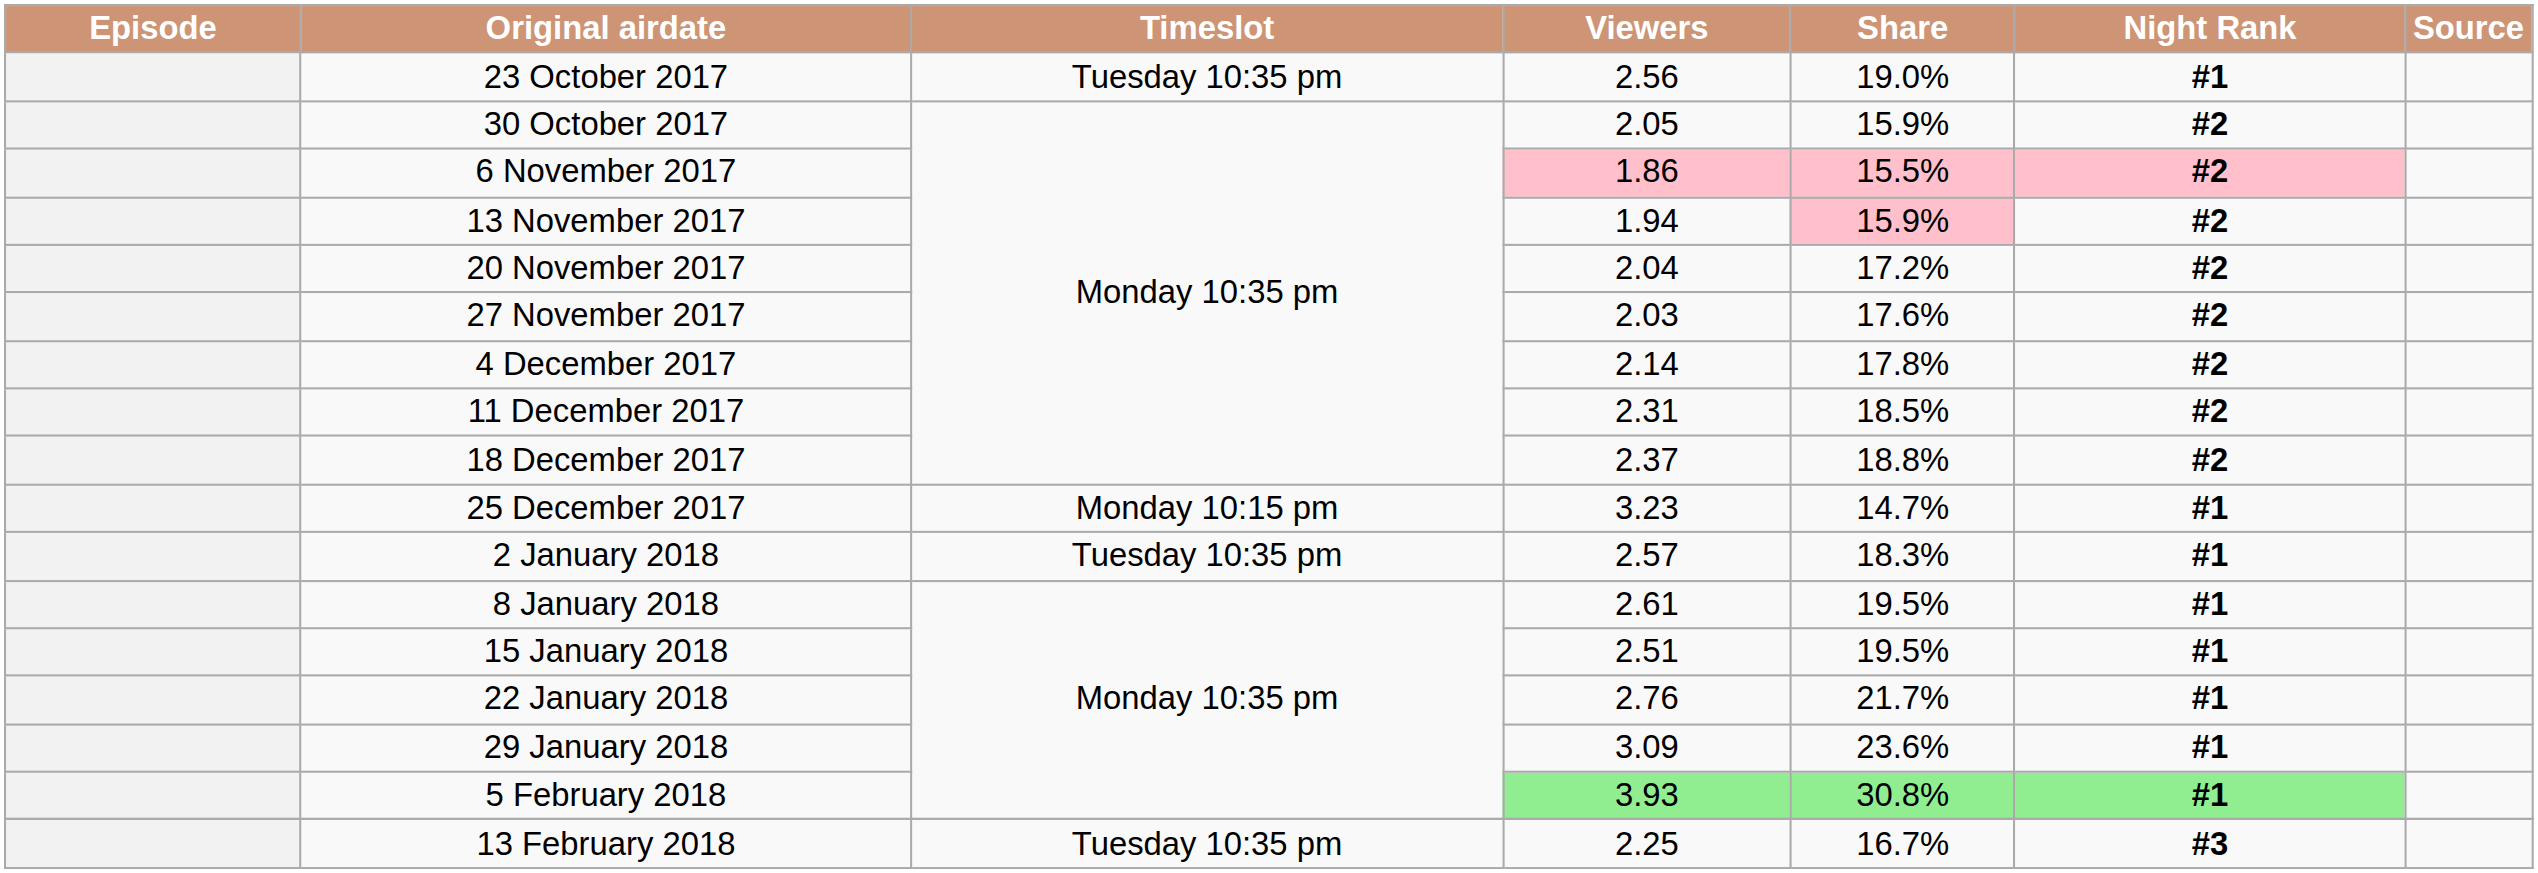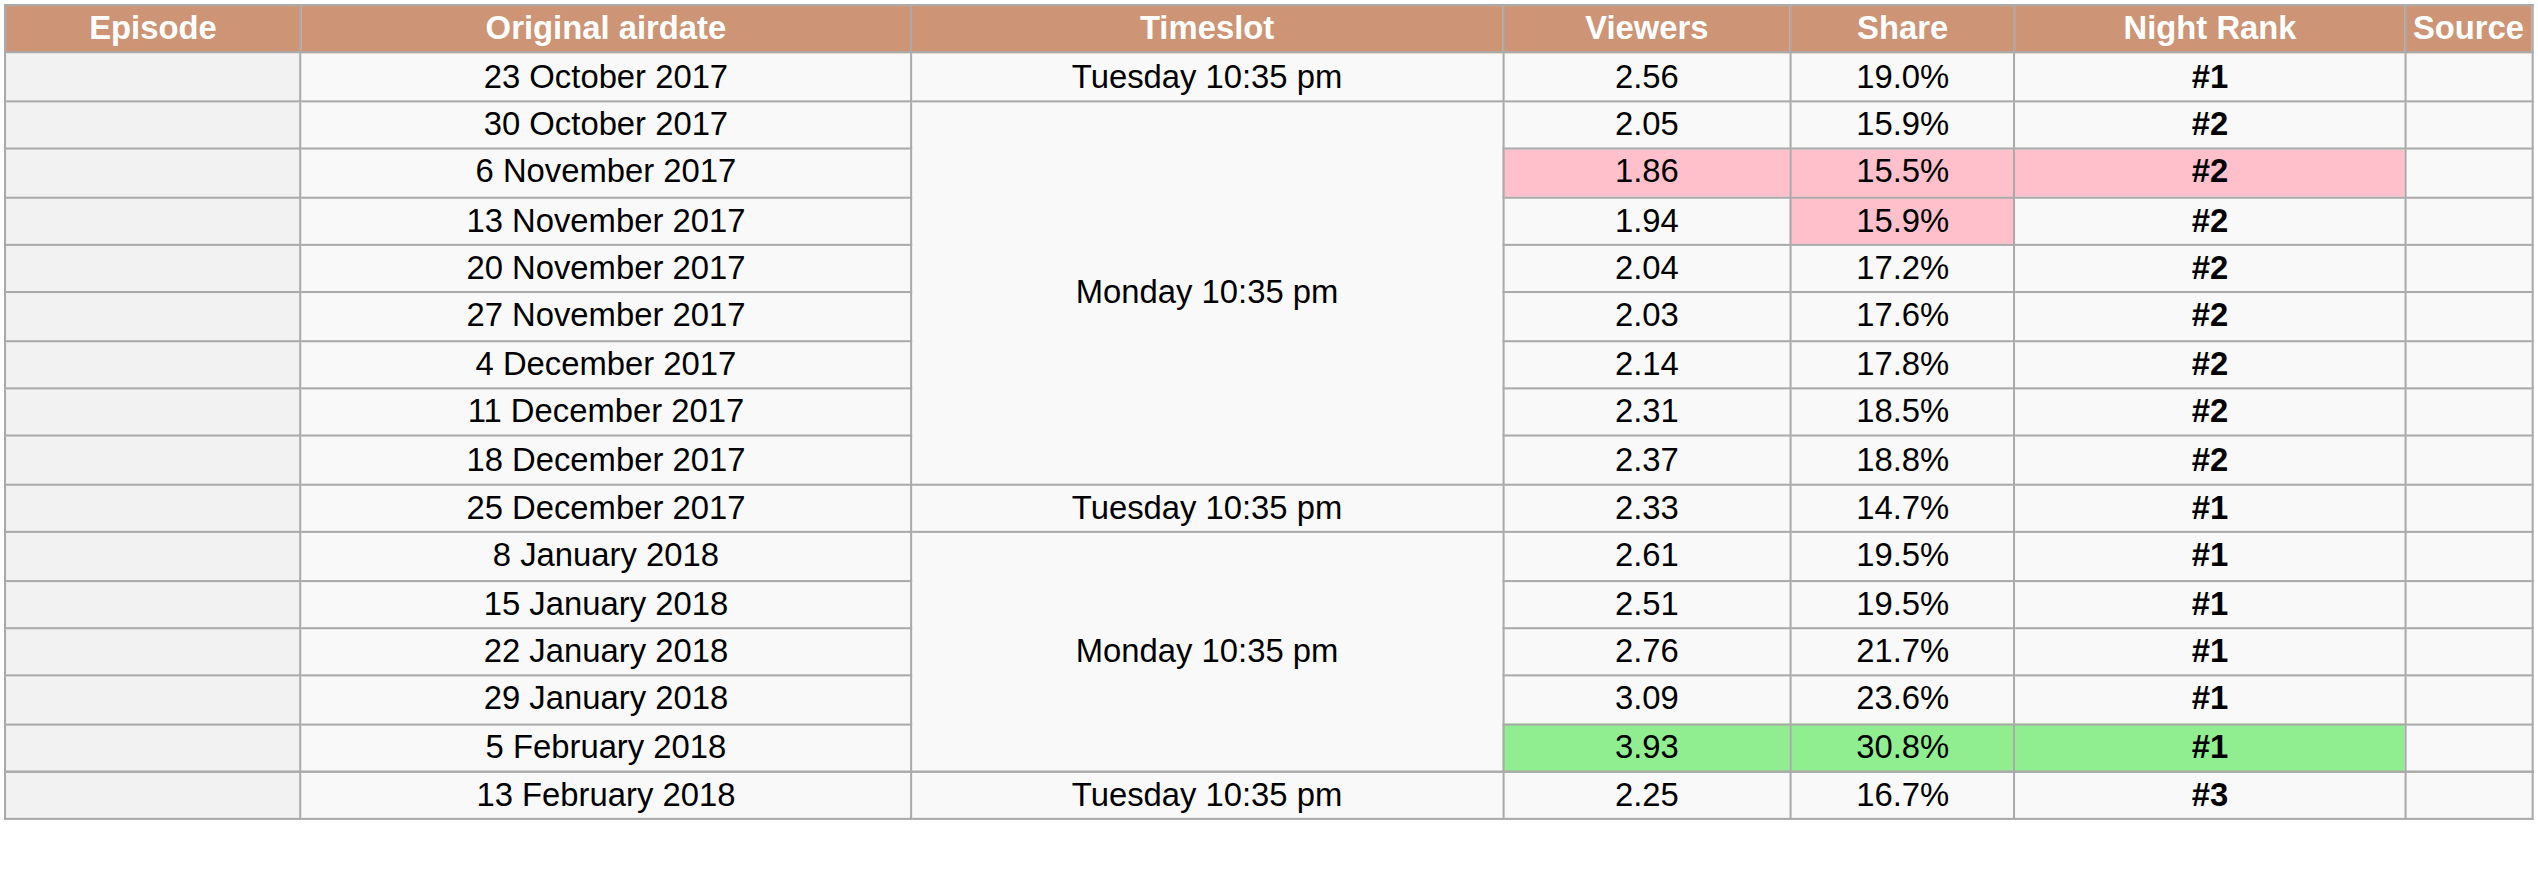(1207, 507) Monday 10:15 pm -> (1207, 507) Tuesday 10:35 pm
(1647, 507) 3.23 -> (1647, 507) 2.33
- row: (606, 555)
